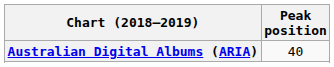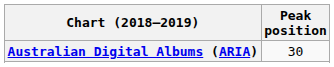(296, 51) 40 -> (296, 51) 30
